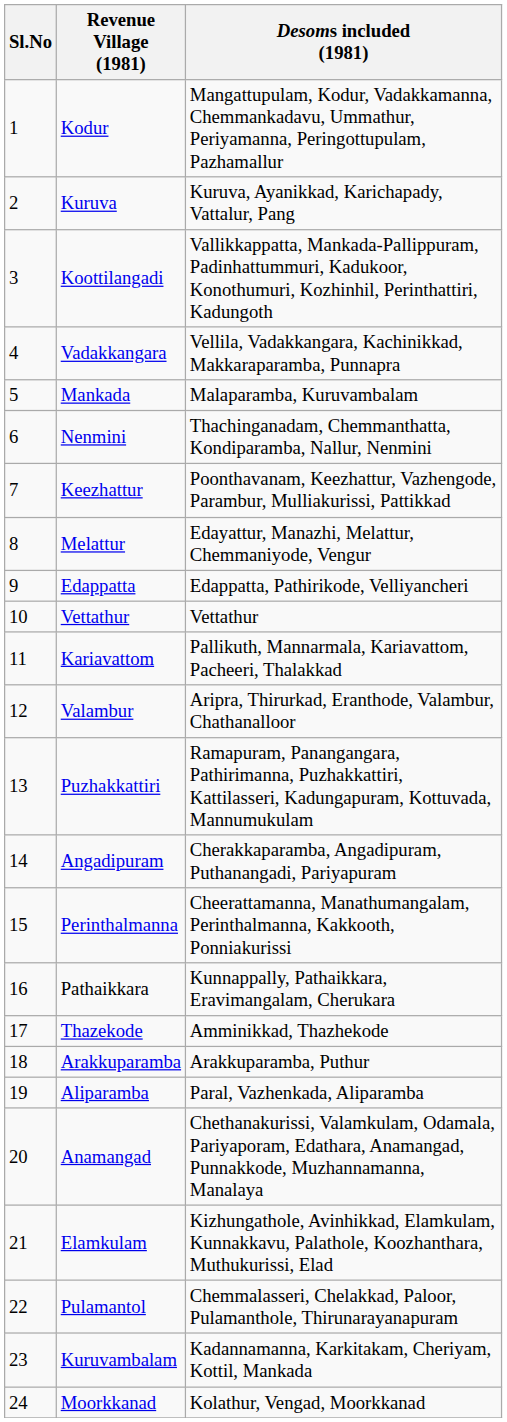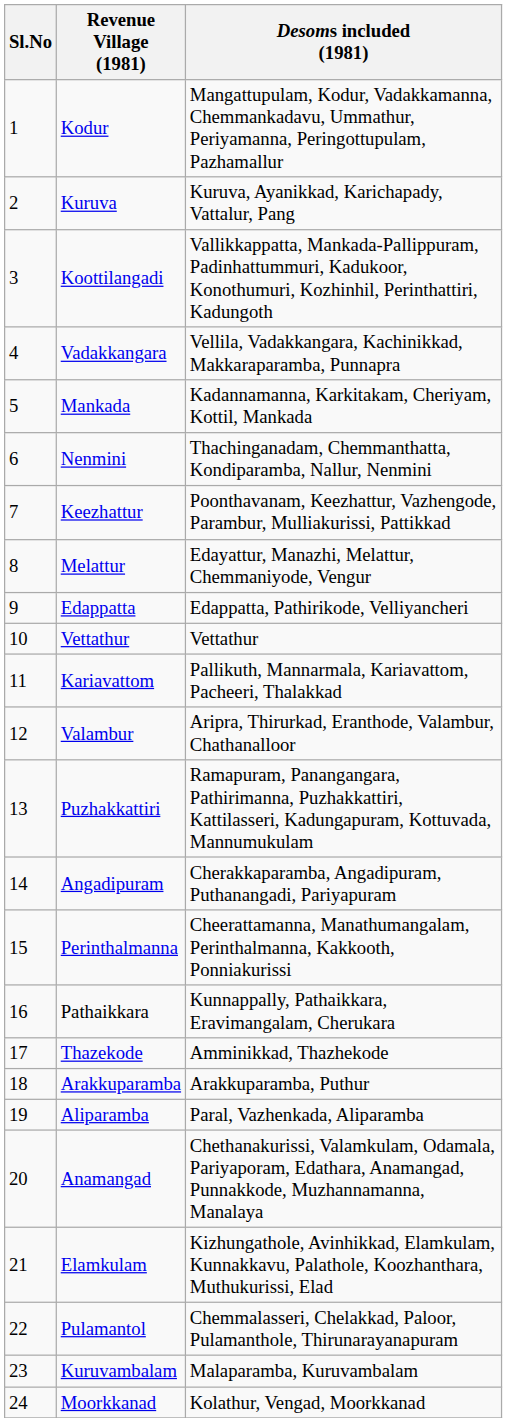(304, 395) Malaparamba, Kuruvambalam -> (340, 406) Kadannamanna, Karkitakam, Cheriyam, Kottil, Mankada
(340, 1360) Kadannamanna, Karkitakam, Cheriyam, Kottil, Mankada -> (304, 1371) Malaparamba, Kuruvambalam
